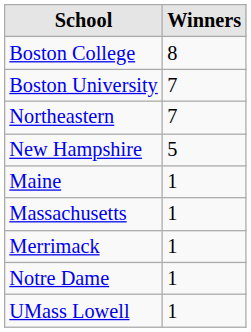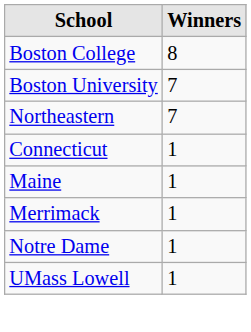- row: (76, 149)
+ row: (58, 149)
- row: (68, 213)
